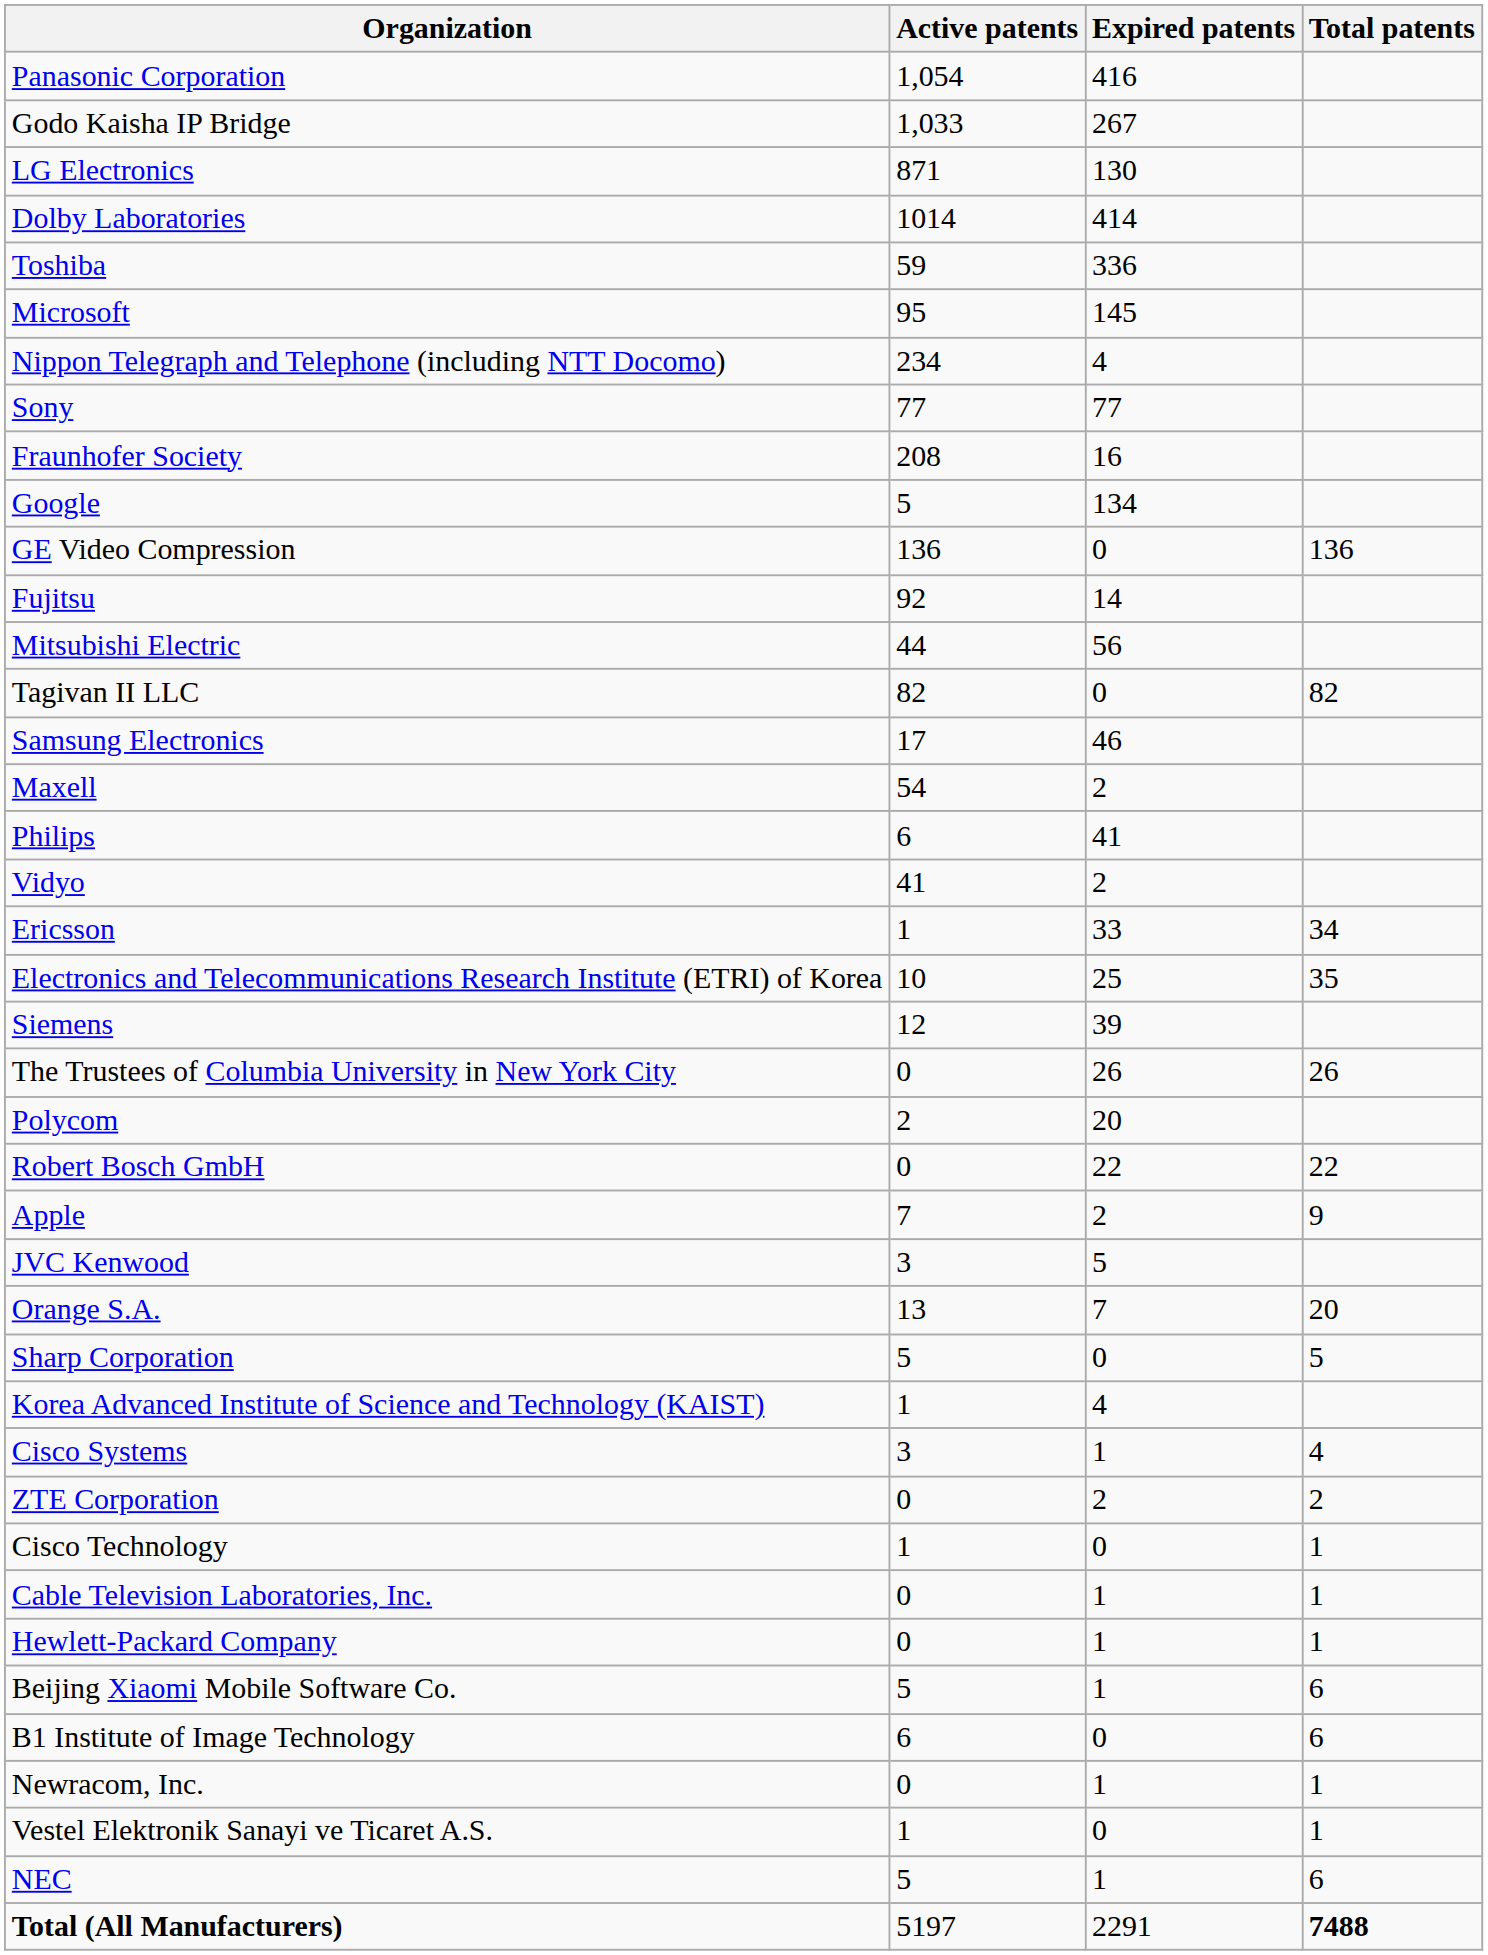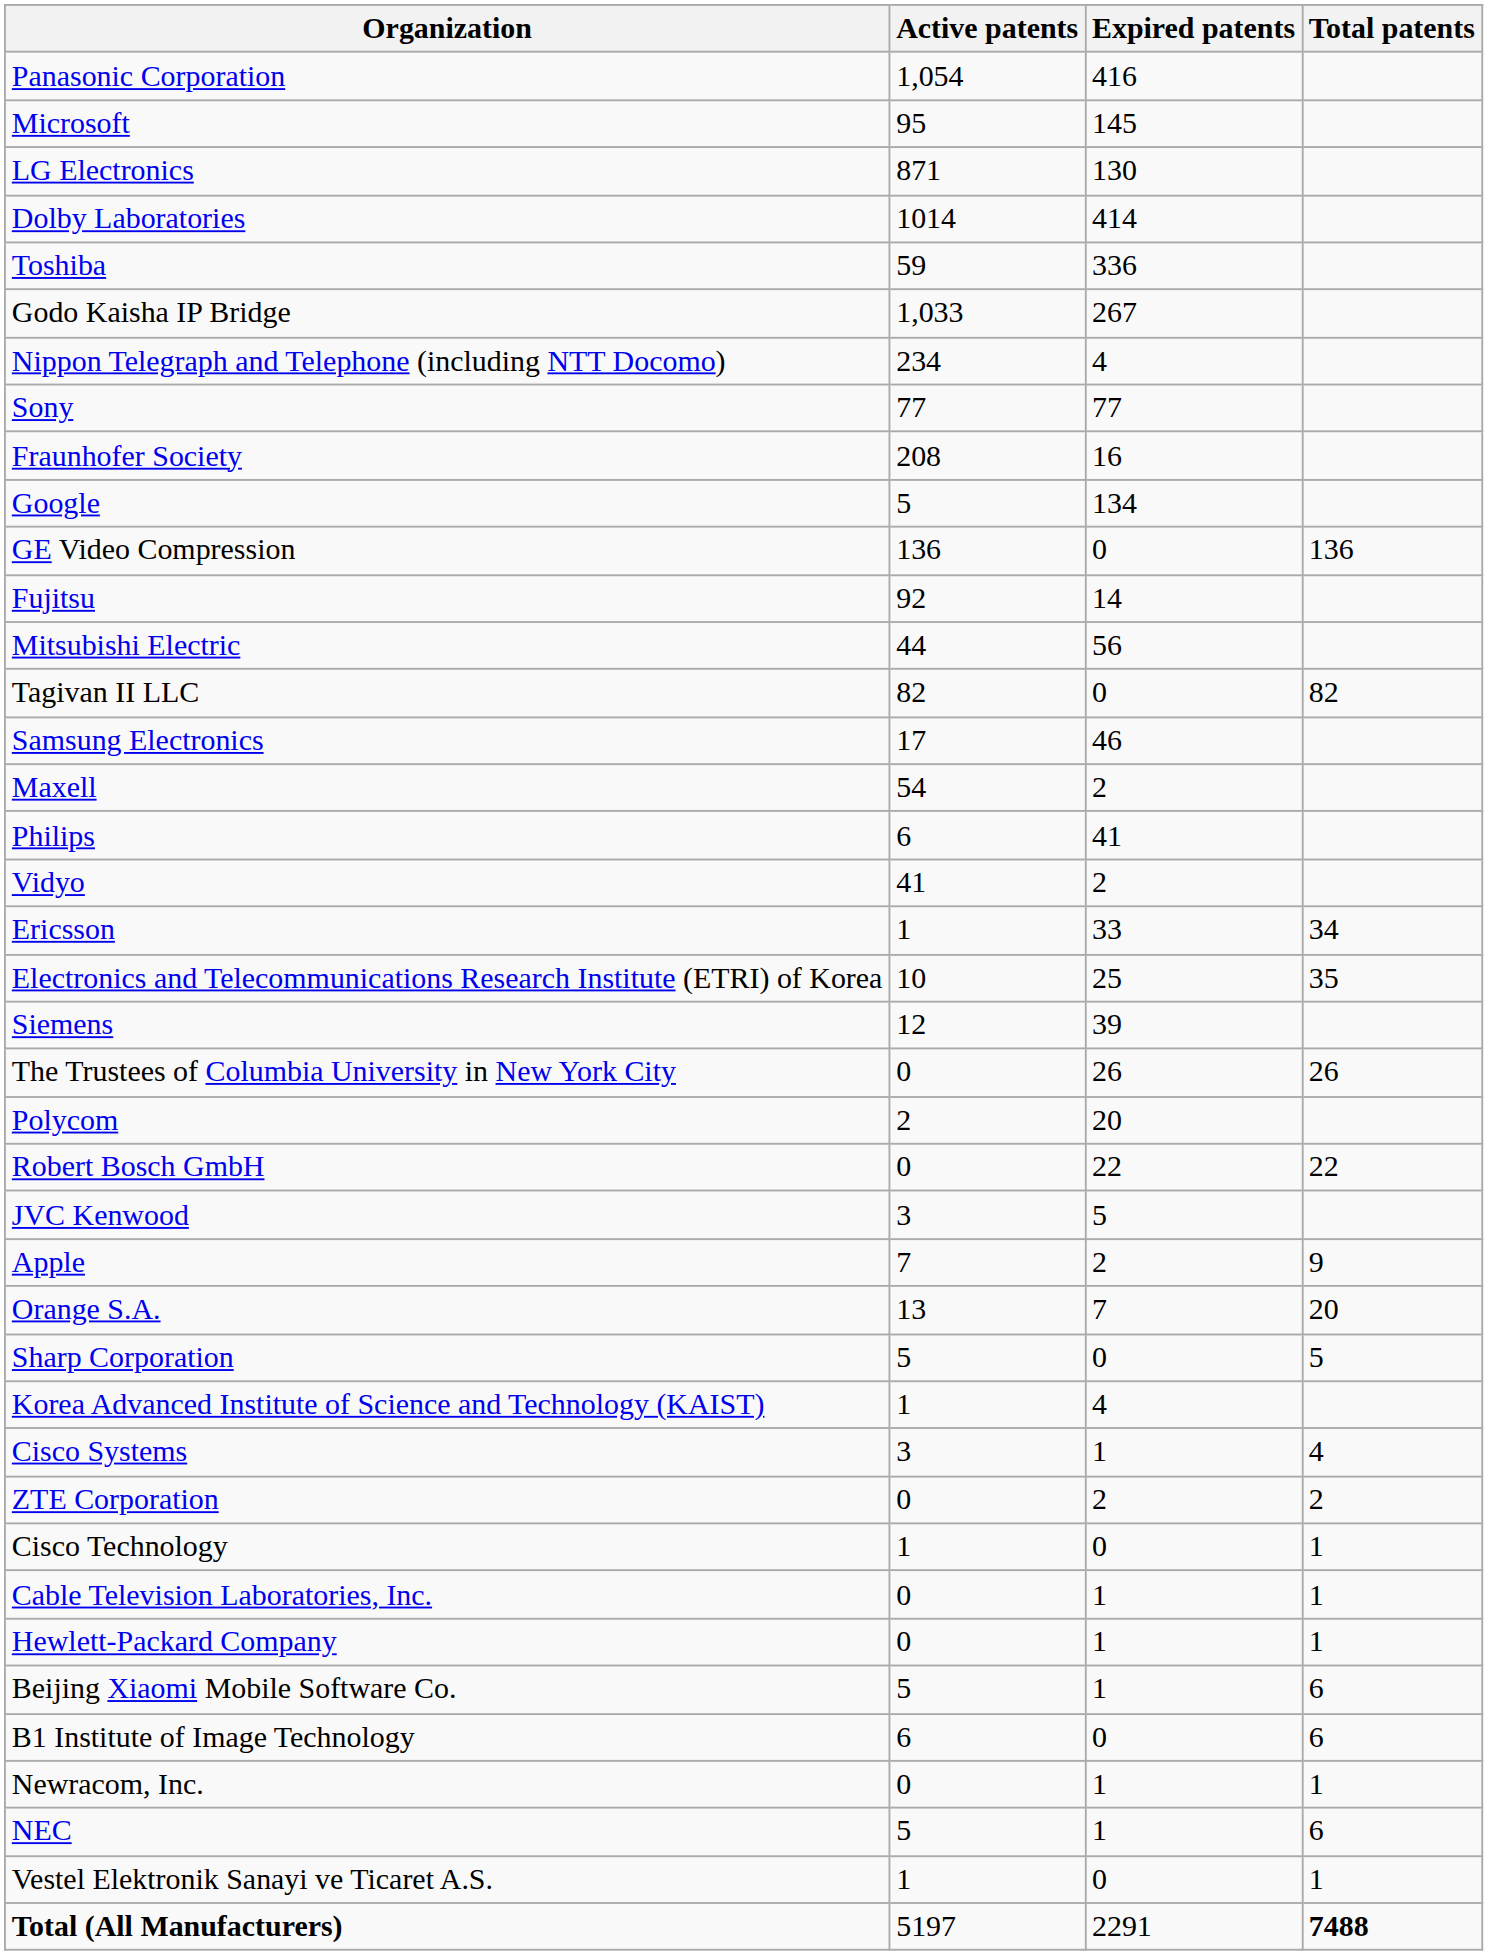rows swapped: (151, 123) <-> (71, 312)
rows swapped: (48, 1214) <-> (100, 1261)
rows swapped: (42, 1878) <-> (252, 1831)
